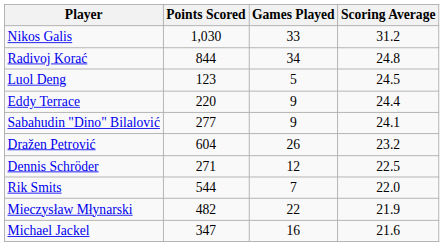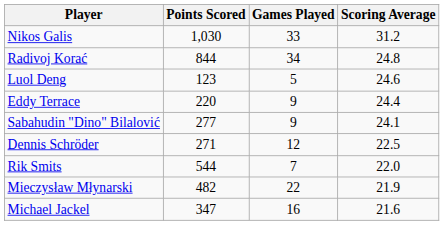(388, 79) 24.5 -> (388, 79) 24.6
- row: (52, 144)
